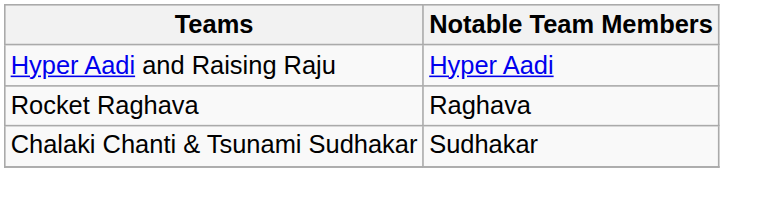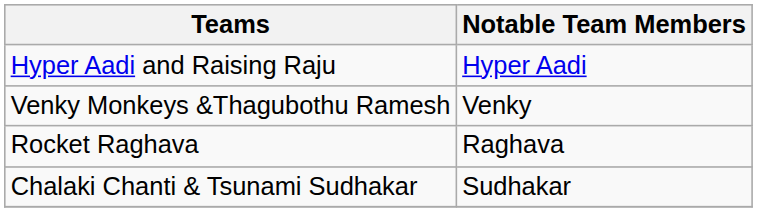+ row: (231, 105)
